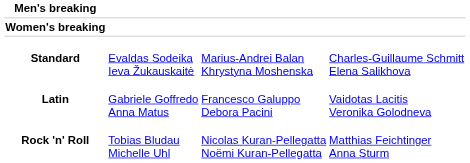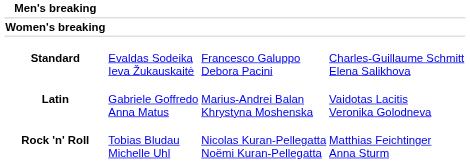(257, 64) Marius-Andrei Balan Khrystyna Moshenska -> (251, 64) Francesco Galuppo Debora Pacini
(251, 105) Francesco Galuppo Debora Pacini -> (257, 105) Marius-Andrei Balan Khrystyna Moshenska
